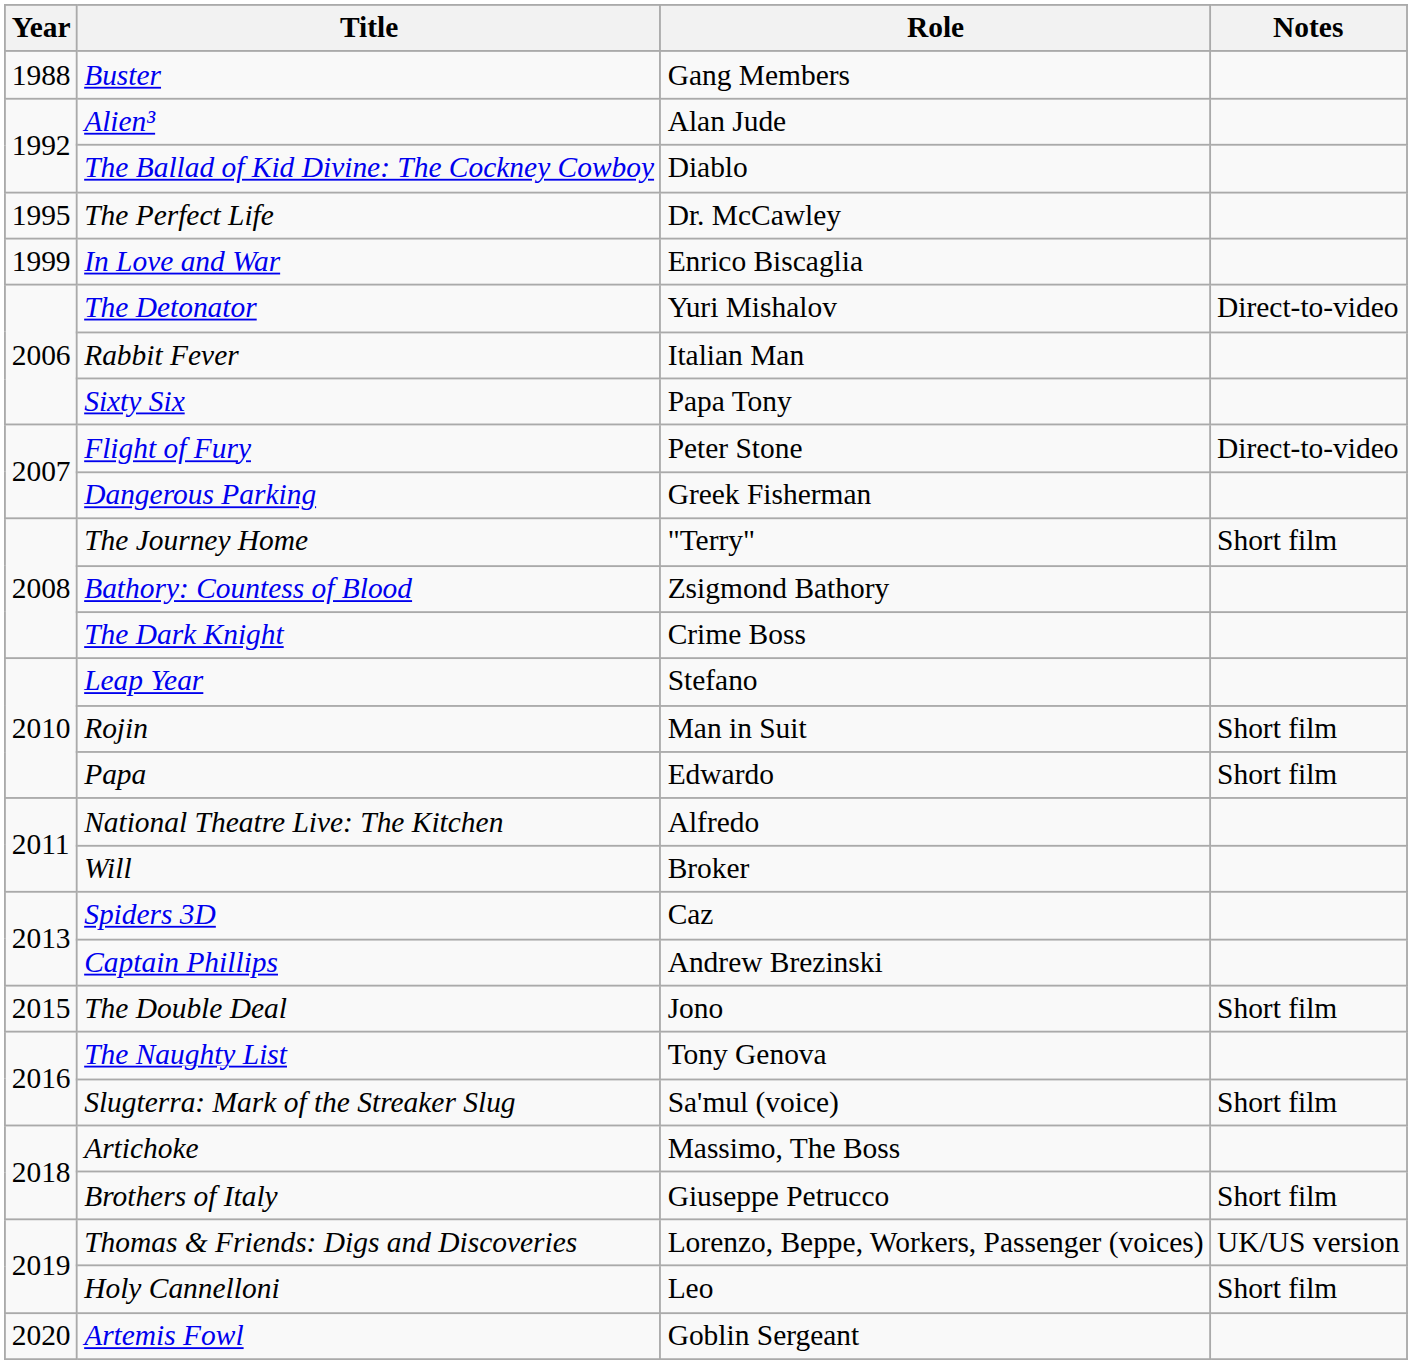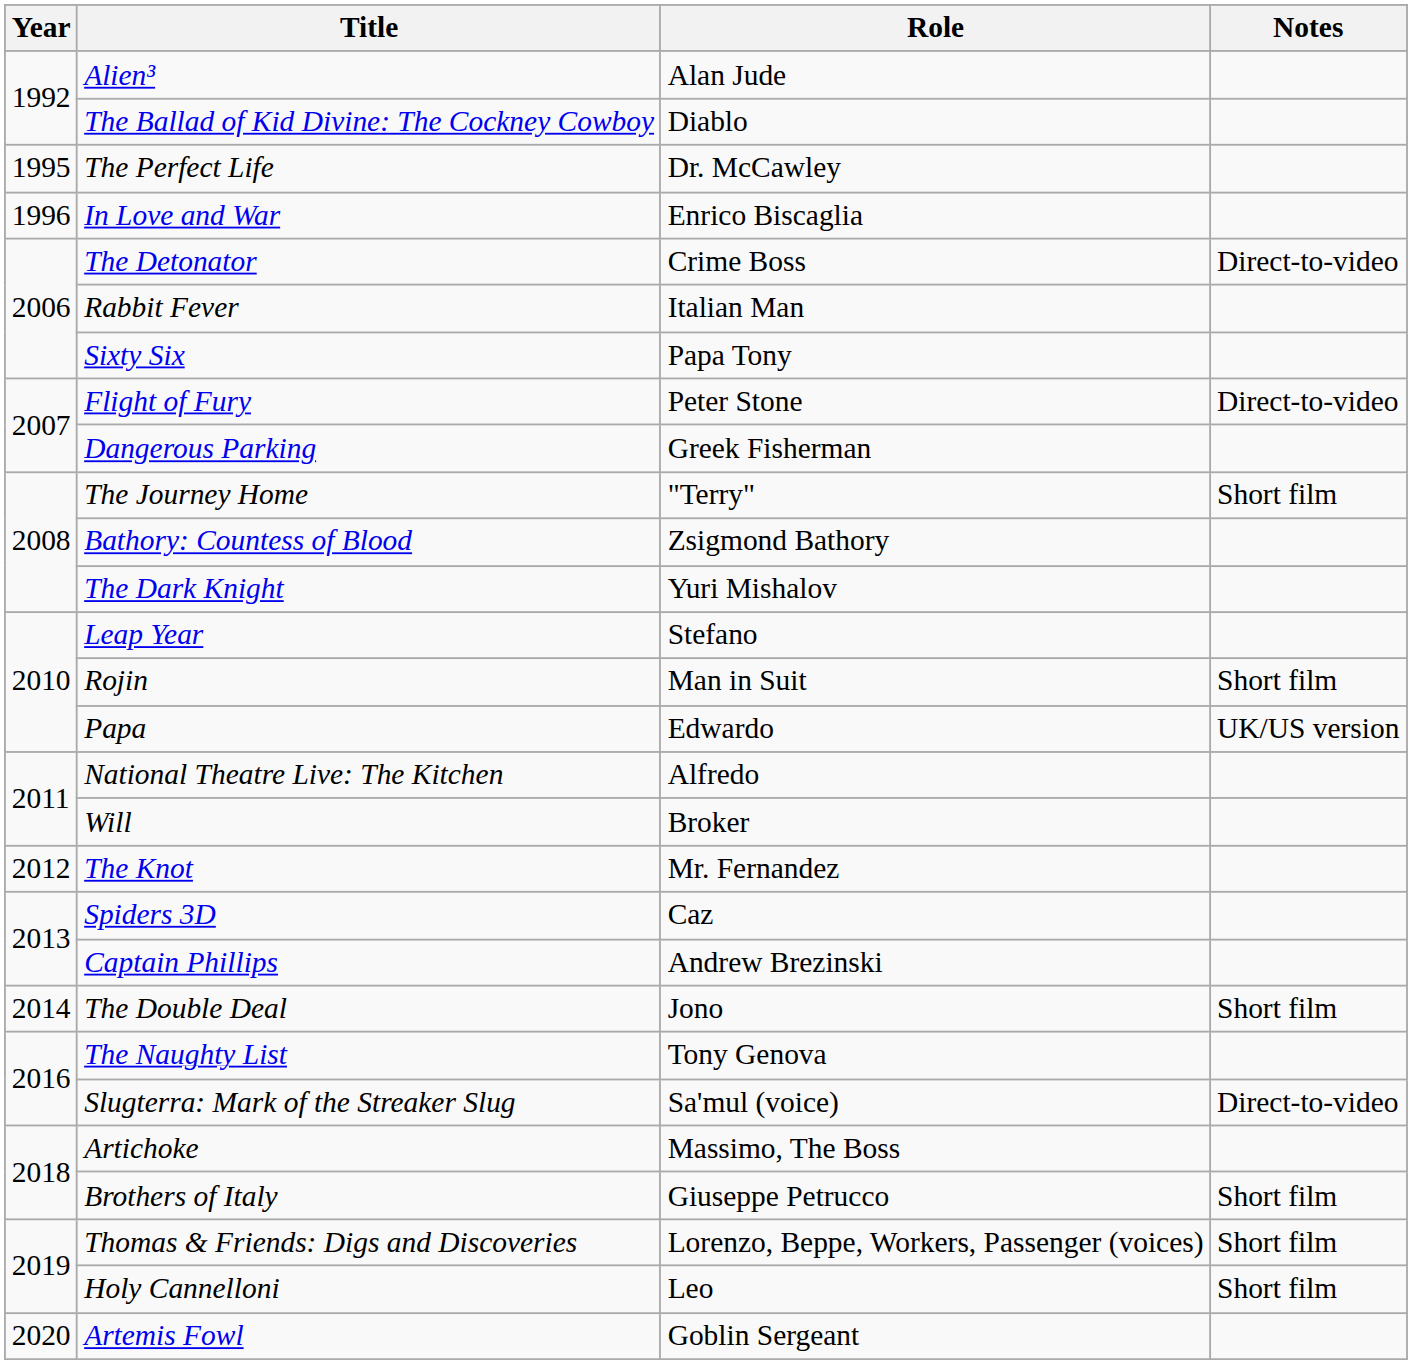- row: (123, 74)
(41, 261) 1999 -> (41, 214) 1996
(752, 307) Yuri Mishalov -> (737, 261) Crime Boss
(737, 634) Crime Boss -> (752, 588) Yuri Mishalov
(1277, 774) Short film -> (1308, 728) UK/US version
+ row: (139, 868)
(41, 1008) 2015 -> (41, 1008) 2014
(1277, 1101) Short film -> (1308, 1101) Direct-to-video
(1308, 1241) UK/US version -> (1277, 1241) Short film
